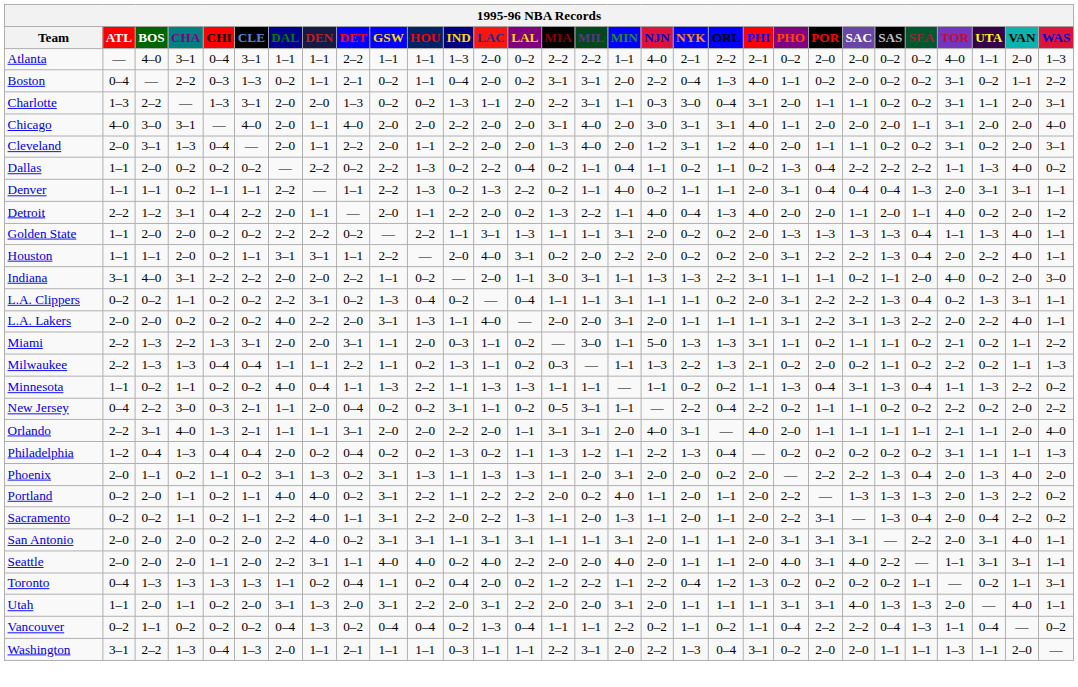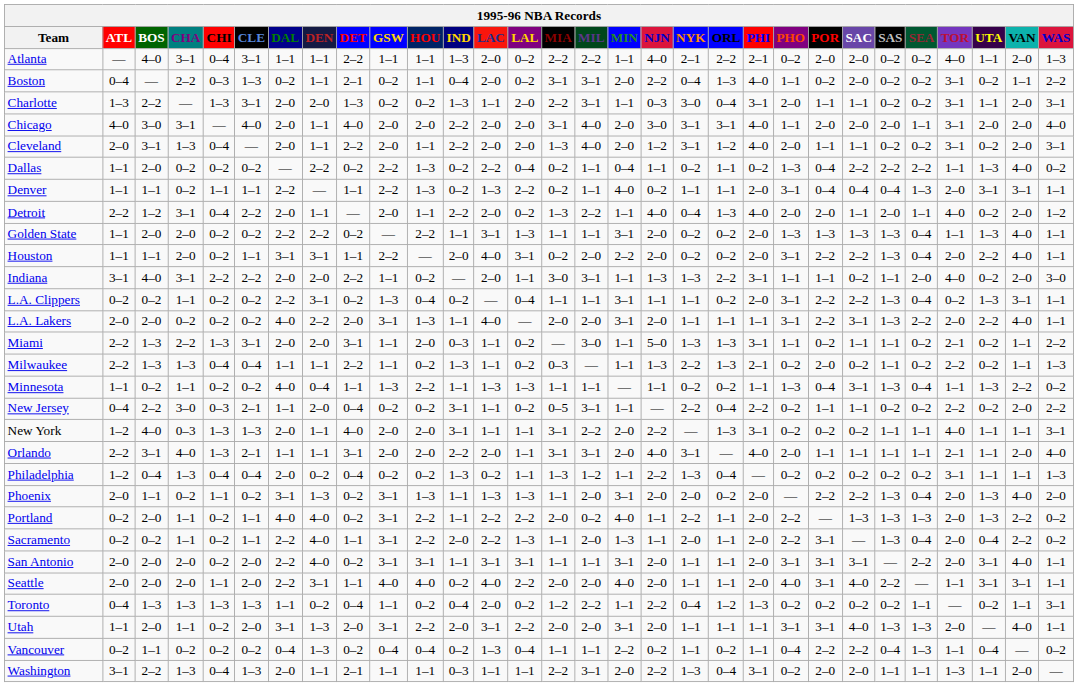+ row: (34, 430)
(691, 496) 2–0 -> (691, 518) 2–2
